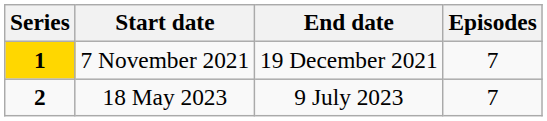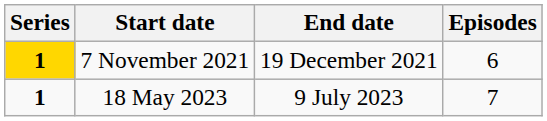(493, 60) 7 -> (493, 60) 6
(40, 97) 2 -> (40, 97) 1
